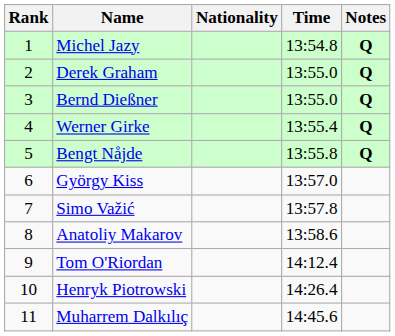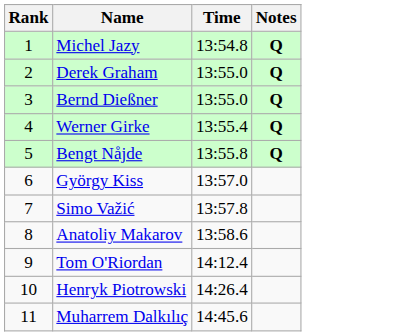- column: (237, 18)
